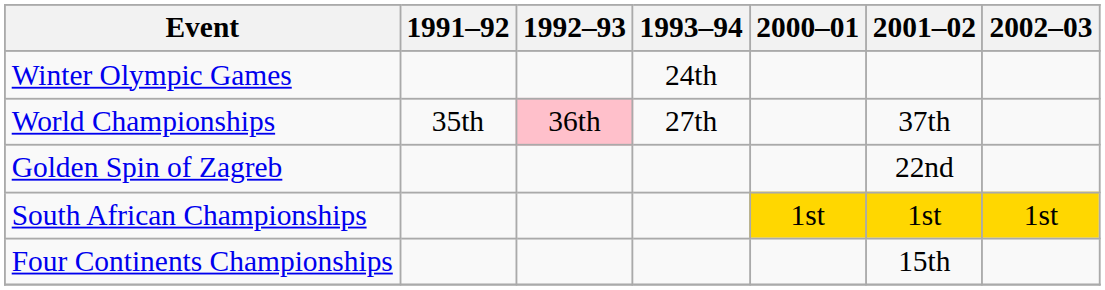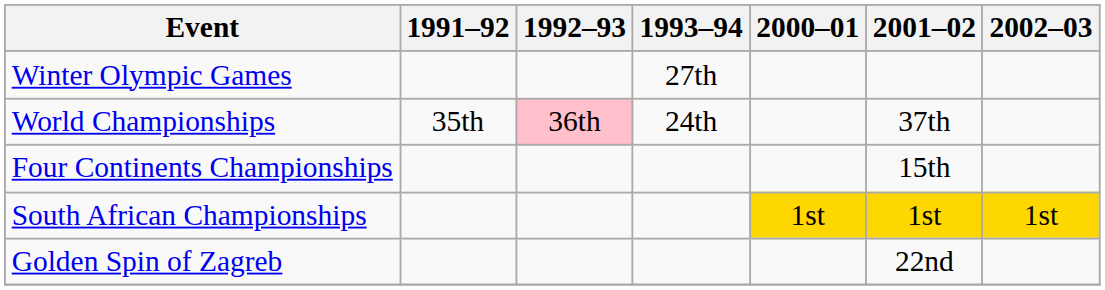(691, 74) 24th -> (691, 74) 27th
(691, 121) 27th -> (691, 121) 24th
rows swapped: (202, 261) <-> (147, 167)
